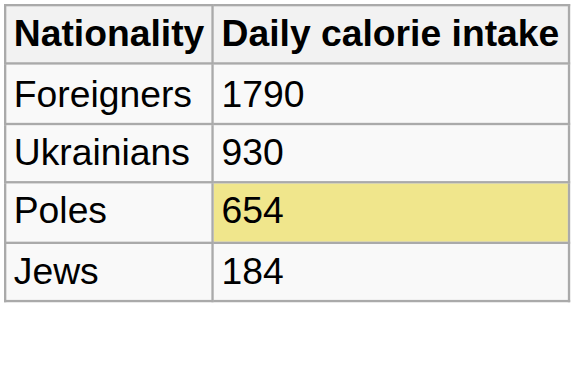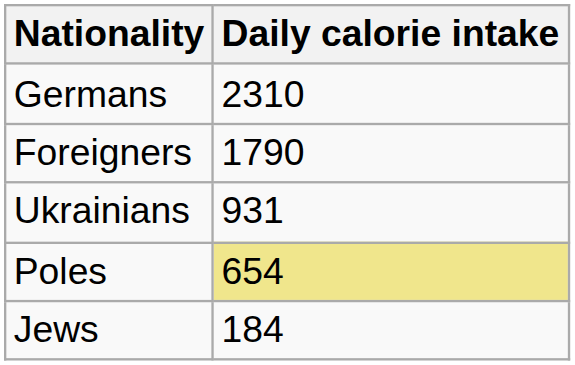+ row: (90, 93)
(253, 152) 930 -> (253, 211) 931
